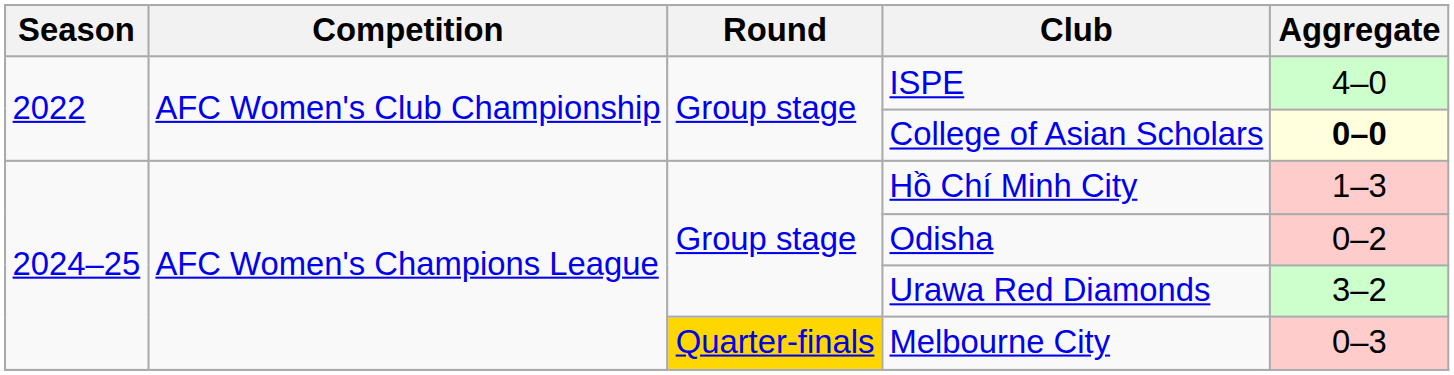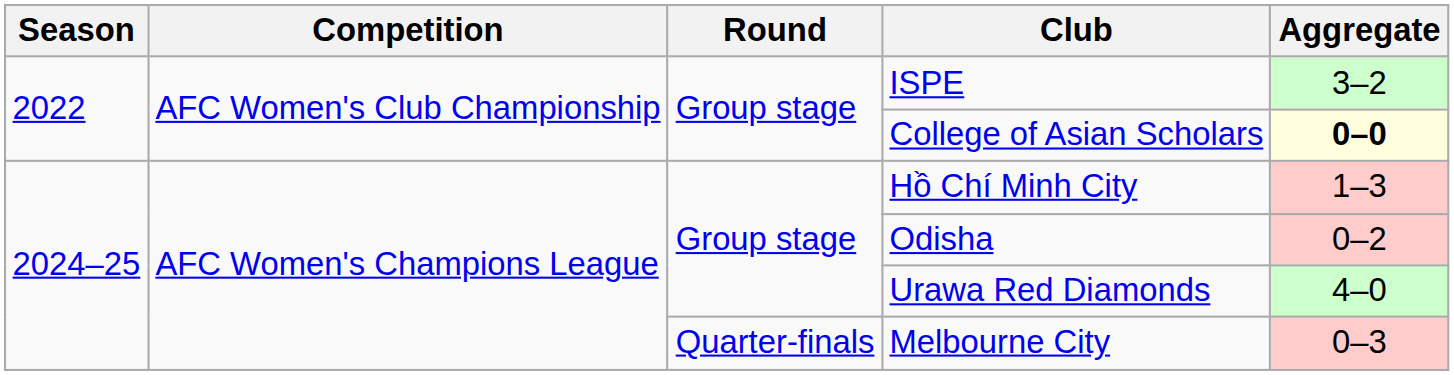(1359, 82) 4–0 -> (1359, 82) 3–2
(1359, 290) 3–2 -> (1359, 290) 4–0
(775, 342) gold background -> (775, 342) no background
